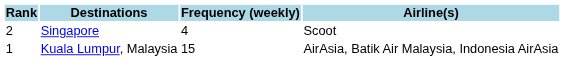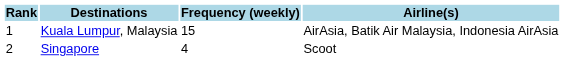rows swapped: (109, 49) <-> (70, 31)
